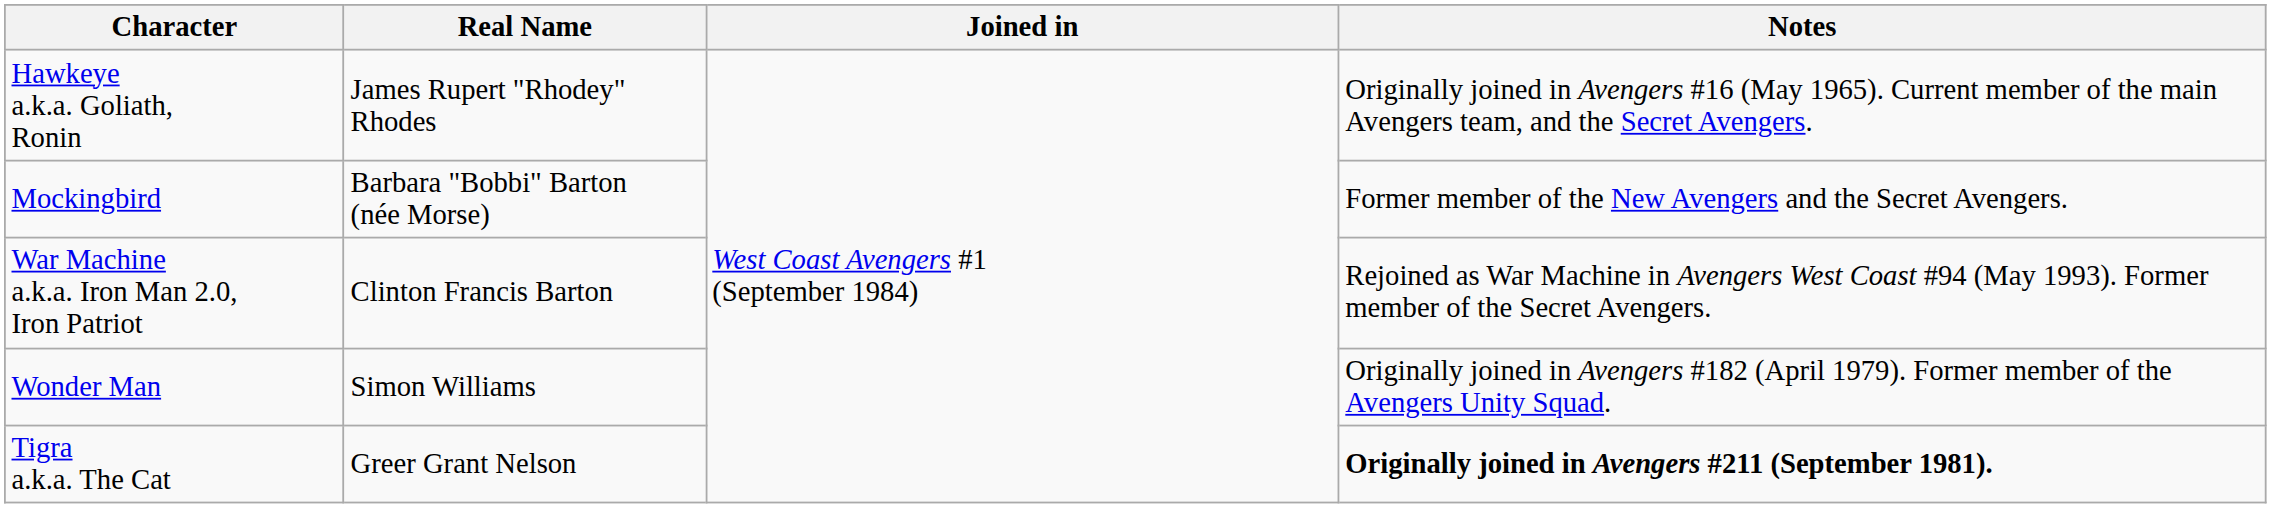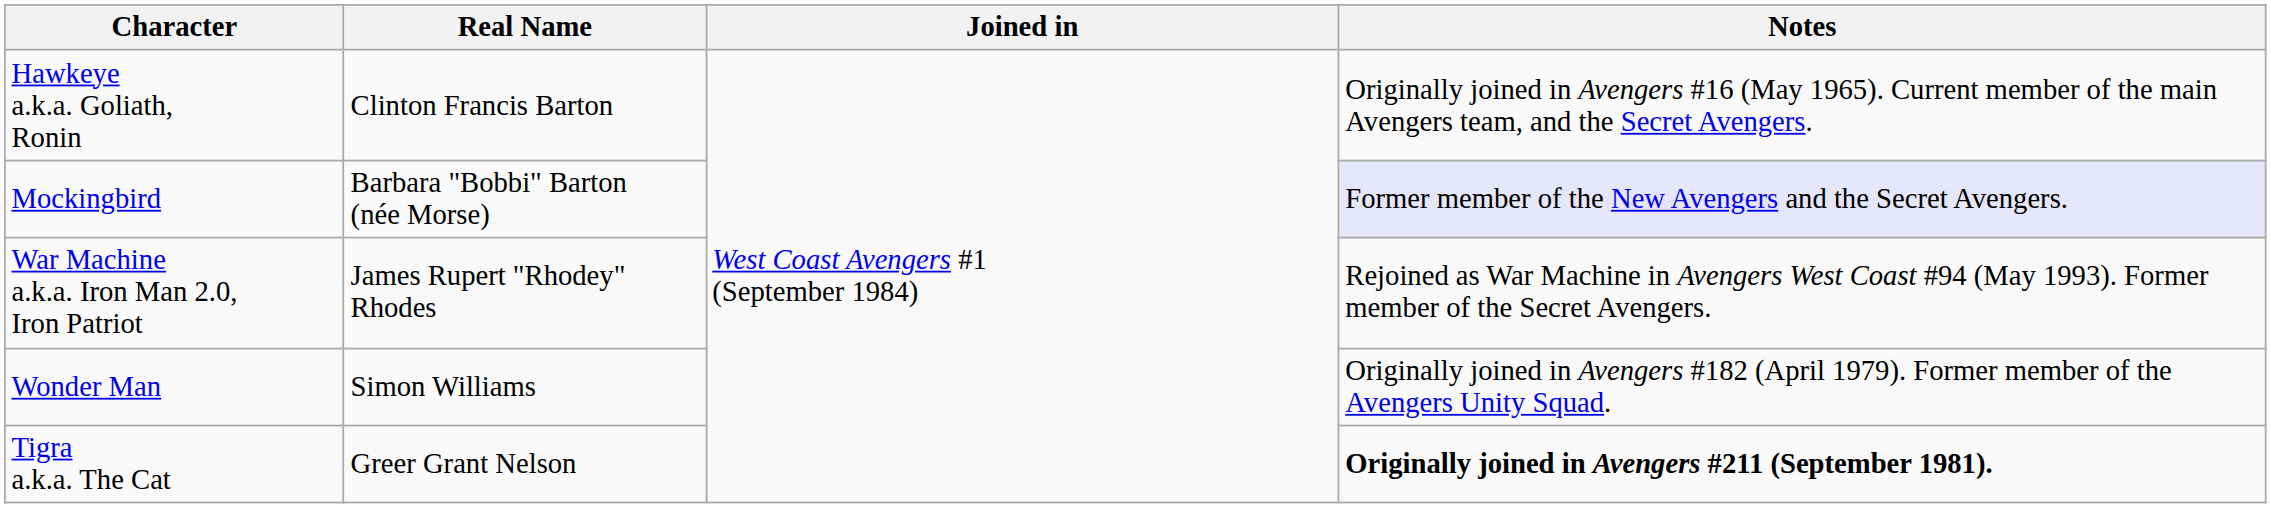(488, 104) James Rupert "Rhodey" Rhodes -> (482, 104) Clinton Francis Barton
(1707, 198) no background -> (1707, 198) lavender background
(482, 292) Clinton Francis Barton -> (488, 292) James Rupert "Rhodey" Rhodes
